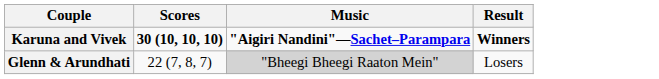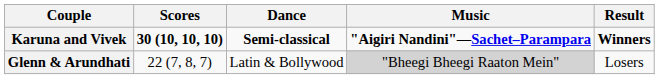+ column: (287, 16)
